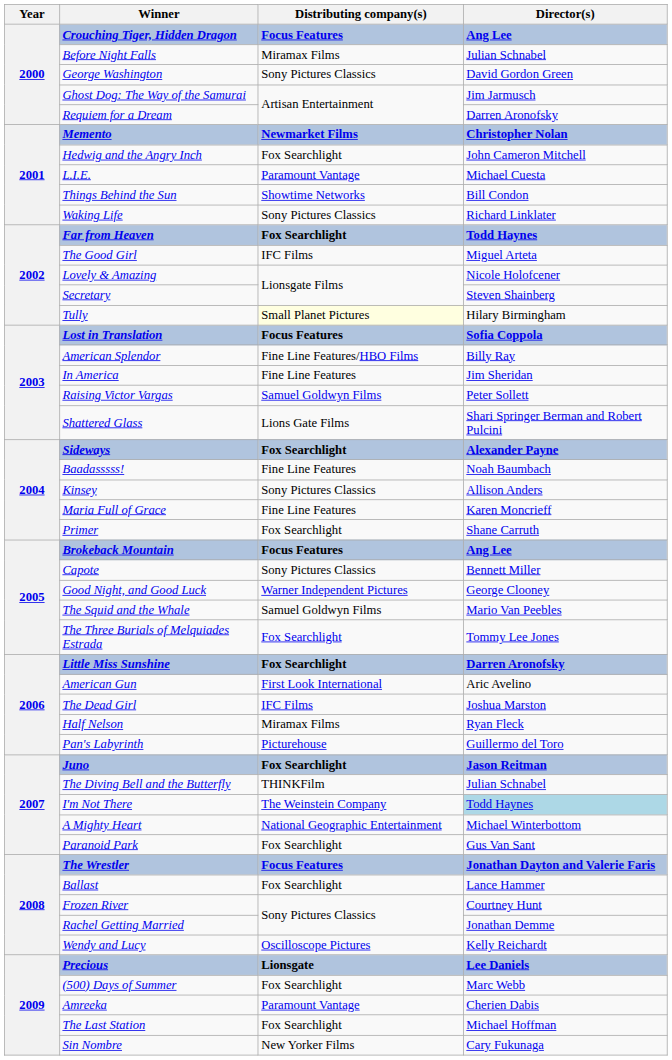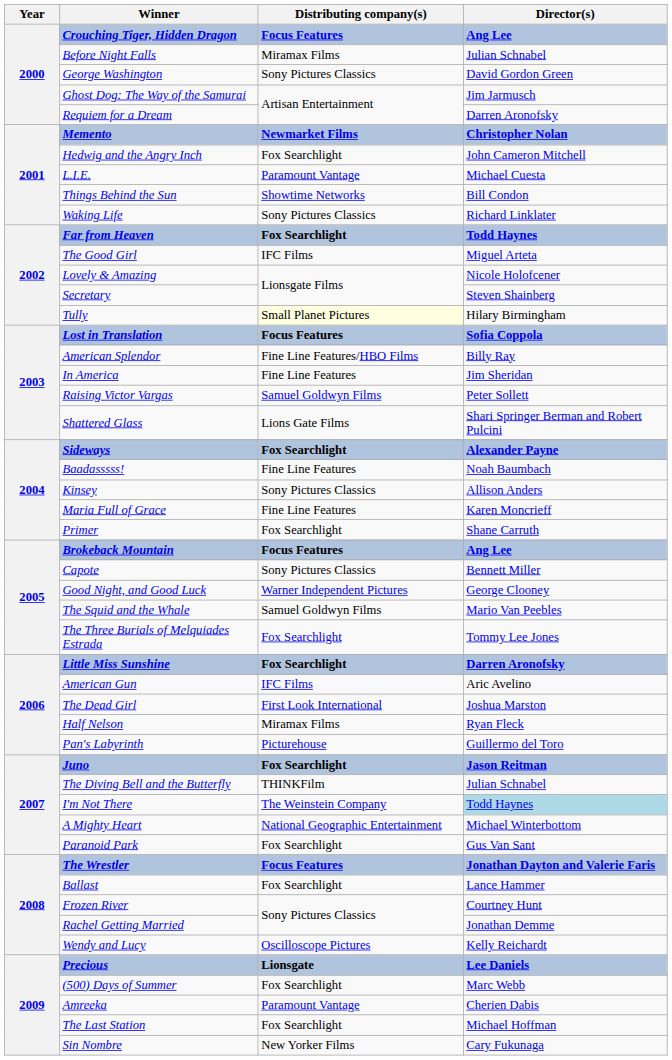(322, 684) First Look International -> (287, 684) IFC Films
(287, 704) IFC Films -> (322, 704) First Look International
